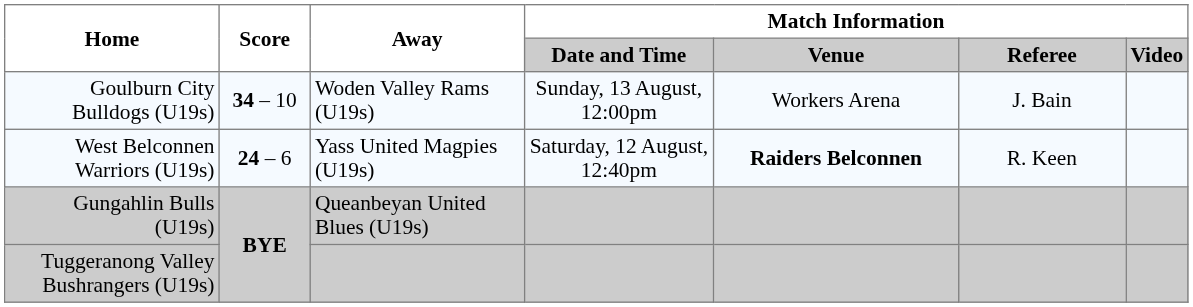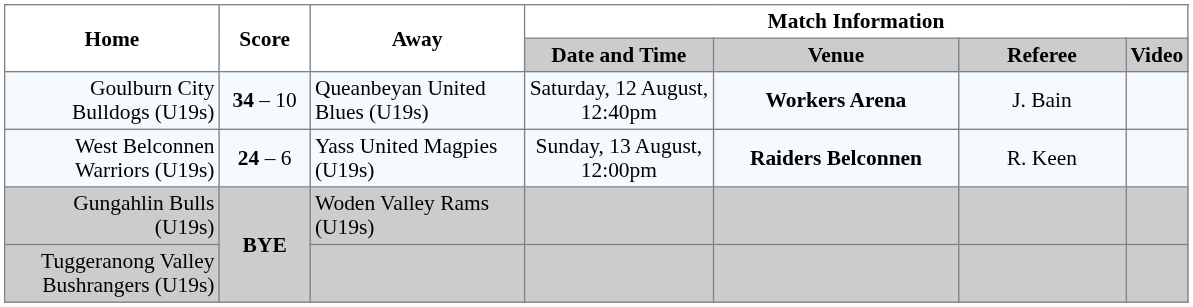(402, 100) Woden Valley Rams (U19s) -> (400, 100) Queanbeyan United Blues (U19s)
(619, 100) Sunday, 13 August, 12:00pm -> (619, 100) Saturday, 12 August, 12:40pm
(836, 100) normal -> (836, 100) bold
(619, 157) Saturday, 12 August, 12:40pm -> (619, 157) Sunday, 13 August, 12:00pm
(400, 215) Queanbeyan United Blues (U19s) -> (402, 215) Woden Valley Rams (U19s)
